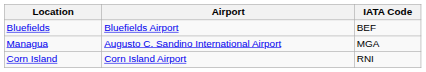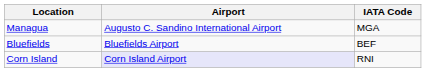rows swapped: (27, 43) <-> (28, 28)
(145, 59) no background -> (145, 59) lavender background
